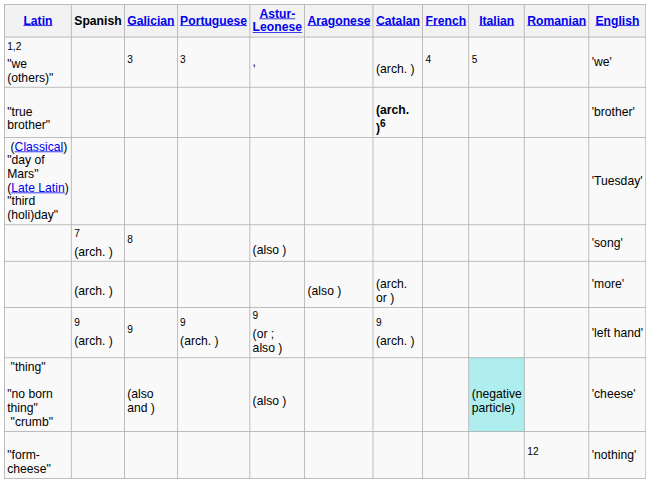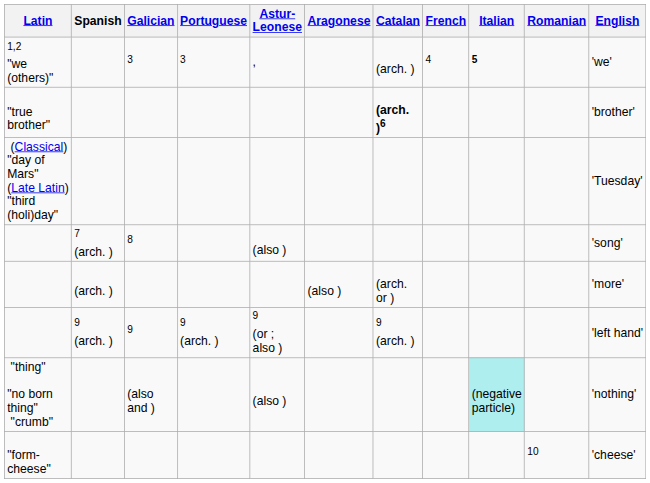(475, 60) normal -> (475, 62) bold
(614, 394) 'cheese' -> (614, 394) 'nothing'
(533, 452) 12 -> (533, 452) 10
(614, 455) 'nothing' -> (614, 455) 'cheese'
